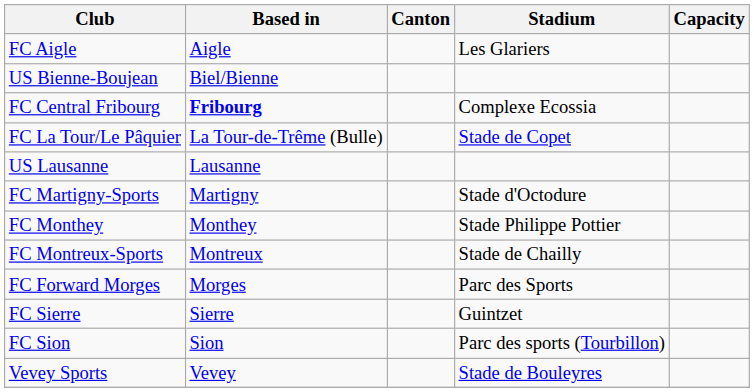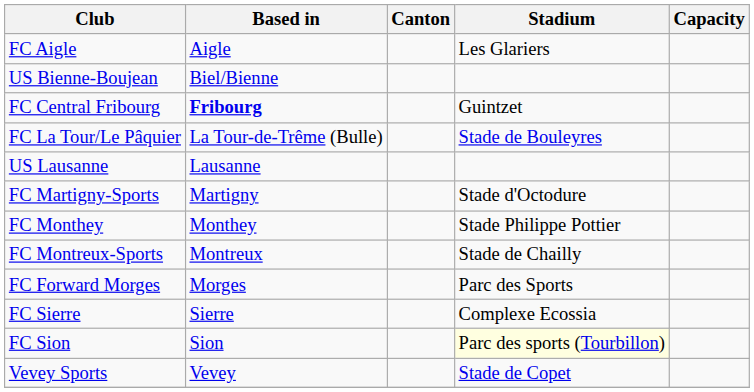(527, 107) Complexe Ecossia -> (491, 107) Guintzet
(515, 136) Stade de Copet -> (530, 136) Stade de Bouleyres
(491, 313) Guintzet -> (527, 313) Complexe Ecossia
(562, 343) no background -> (562, 343) lightyellow background
(530, 372) Stade de Bouleyres -> (515, 372) Stade de Copet
